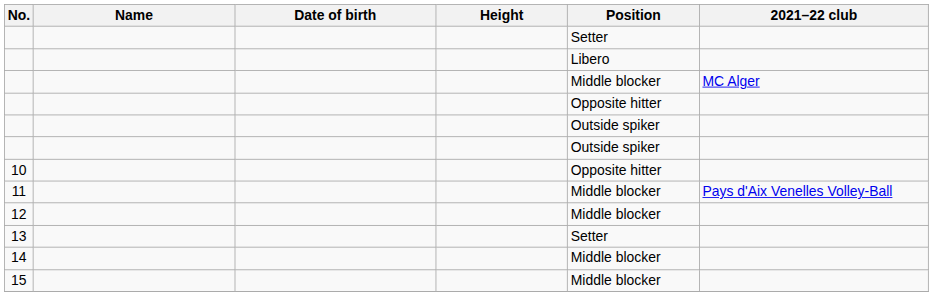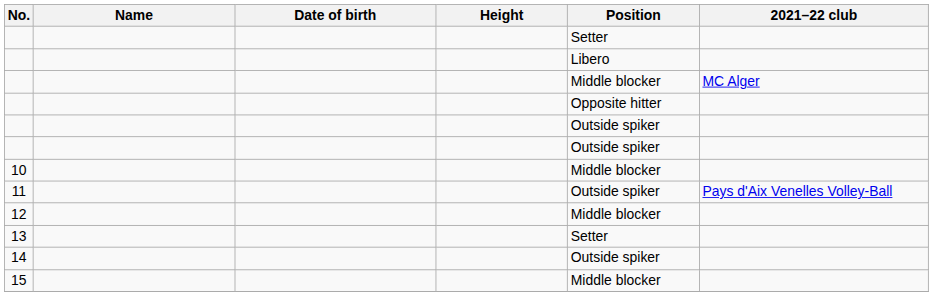(616, 170) Opposite hitter -> (616, 170) Middle blocker
(616, 192) Middle blocker -> (615, 192) Outside spiker
(616, 258) Middle blocker -> (615, 258) Outside spiker
